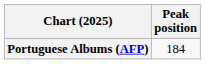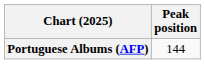(176, 48) 184 -> (176, 48) 144
